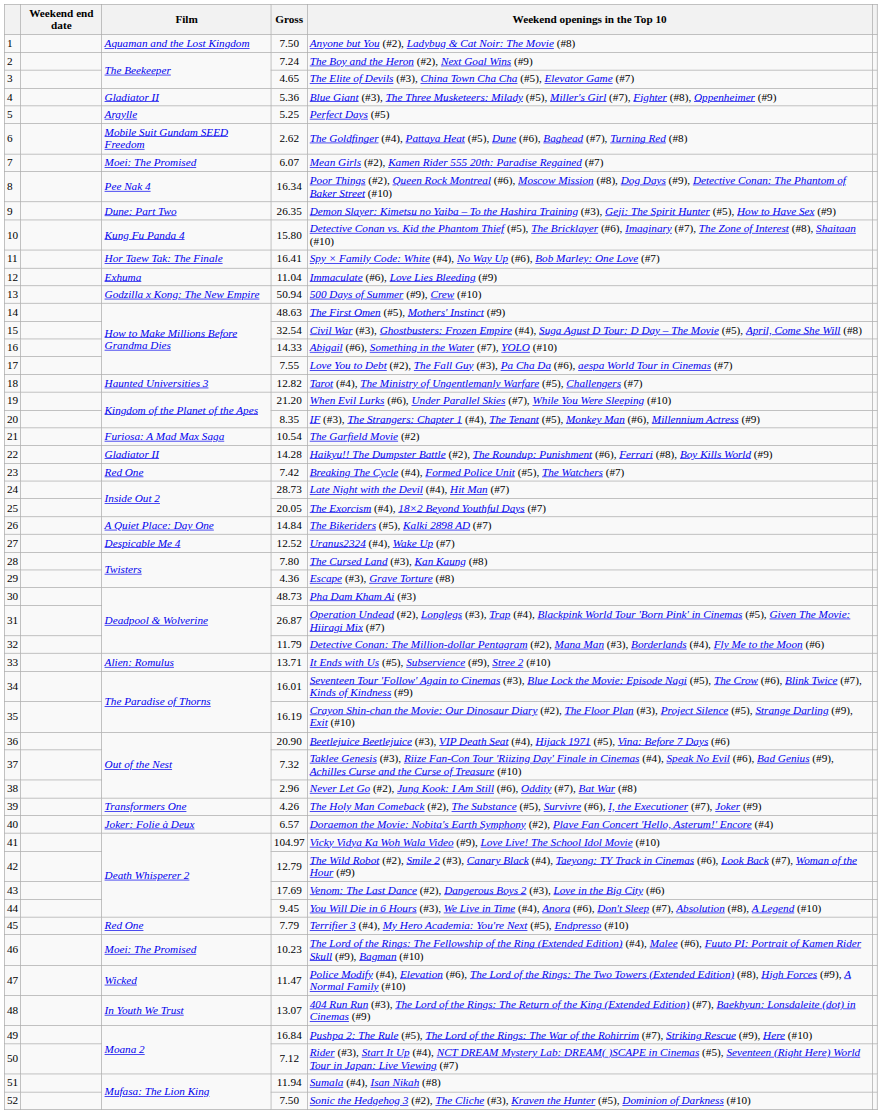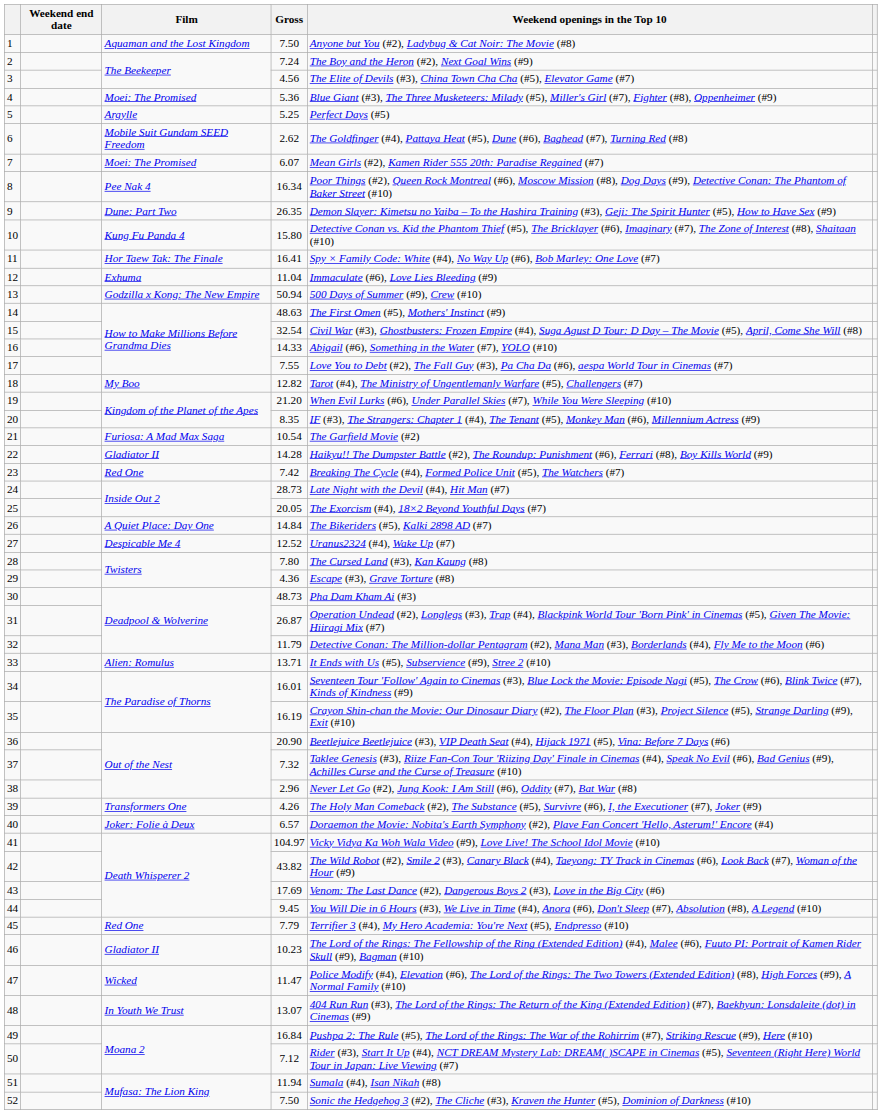(289, 79) 4.65 -> (289, 79) 4.56
(132, 97) Gladiator II -> (150, 97) Moei: The Promised
(157, 383) Haunted Universities 3 -> (122, 383) My Boo
(289, 866) 12.79 -> (289, 866) 43.82
(150, 950) Moei: The Promised -> (132, 950) Gladiator II
